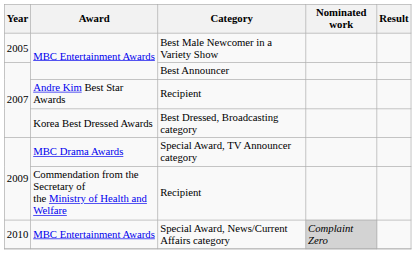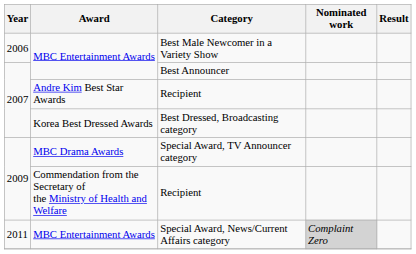(18, 48) 2005 -> (18, 48) 2006
(18, 234) 2010 -> (17, 234) 2011
